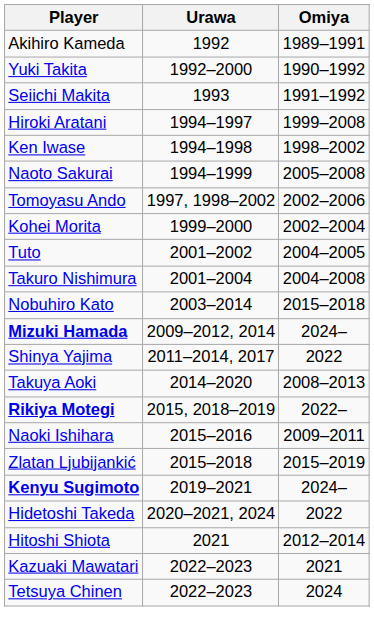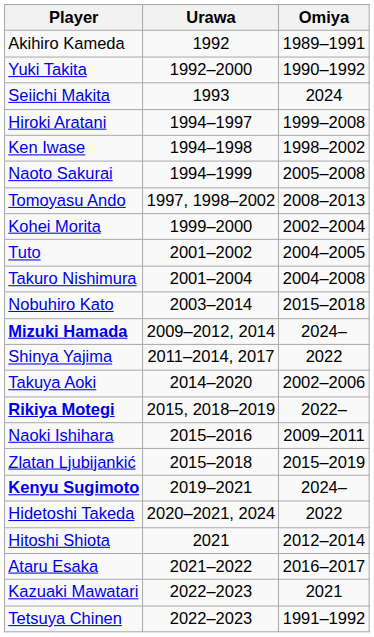(324, 95) 1991–1992 -> (324, 95) 2024
(324, 200) 2002–2006 -> (324, 200) 2008–2013
(324, 383) 2008–2013 -> (324, 383) 2002–2006
+ row: (53, 566)
(324, 592) 2024 -> (324, 618) 1991–1992
